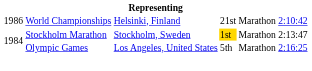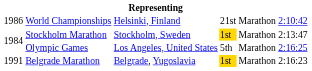+ row: (63, 61)
